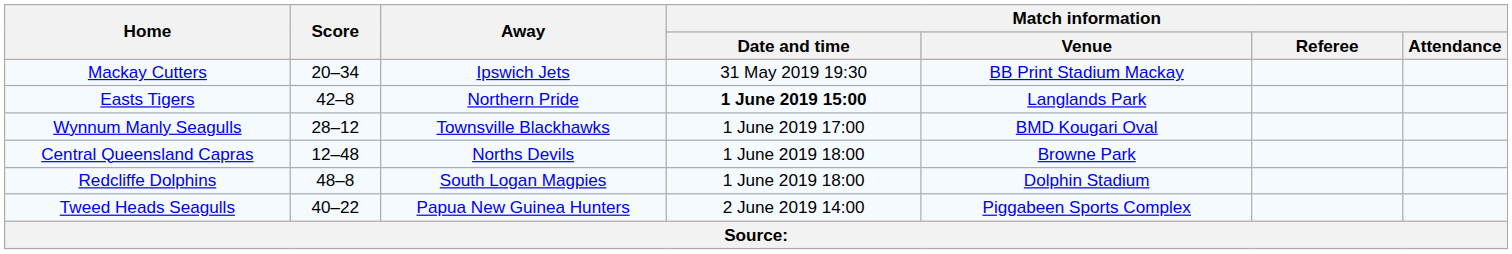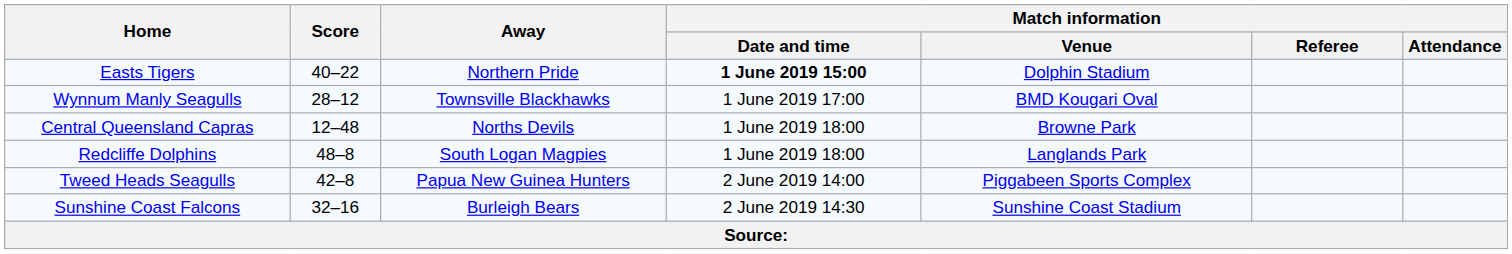- row: (147, 73)
(335, 100) 42–8 -> (335, 73) 40–22
(1087, 100) Langlands Park -> (1087, 73) Dolphin Stadium
(1087, 181) Dolphin Stadium -> (1087, 154) Langlands Park
(335, 208) 40–22 -> (335, 181) 42–8
+ row: (147, 208)
